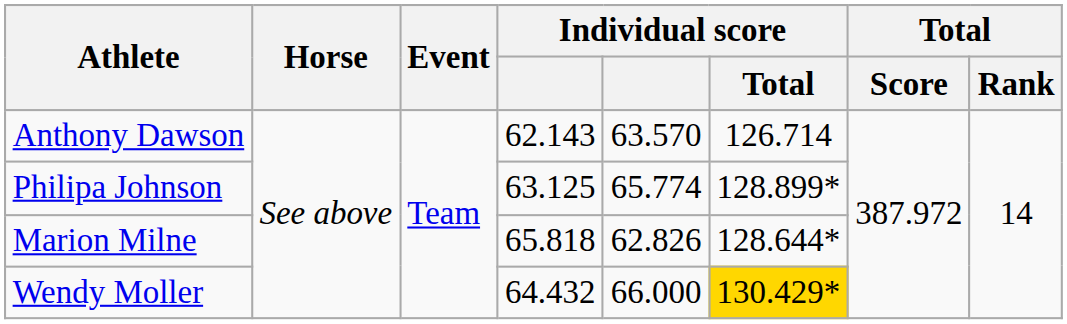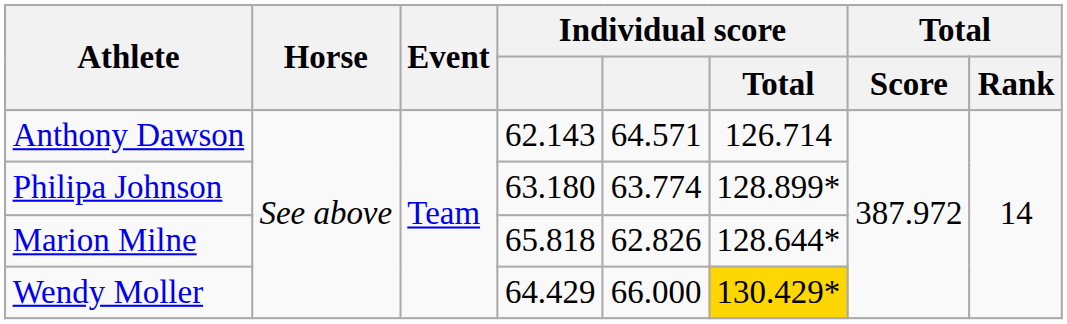(656, 135) 63.570 -> (656, 135) 64.571
(550, 187) 63.125 -> (550, 187) 63.180
(656, 187) 65.774 -> (656, 187) 63.774
(550, 291) 64.432 -> (550, 291) 64.429
